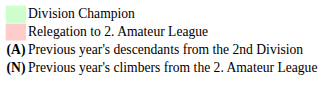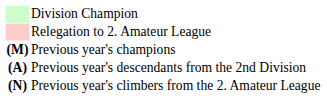+ row: (103, 49)
